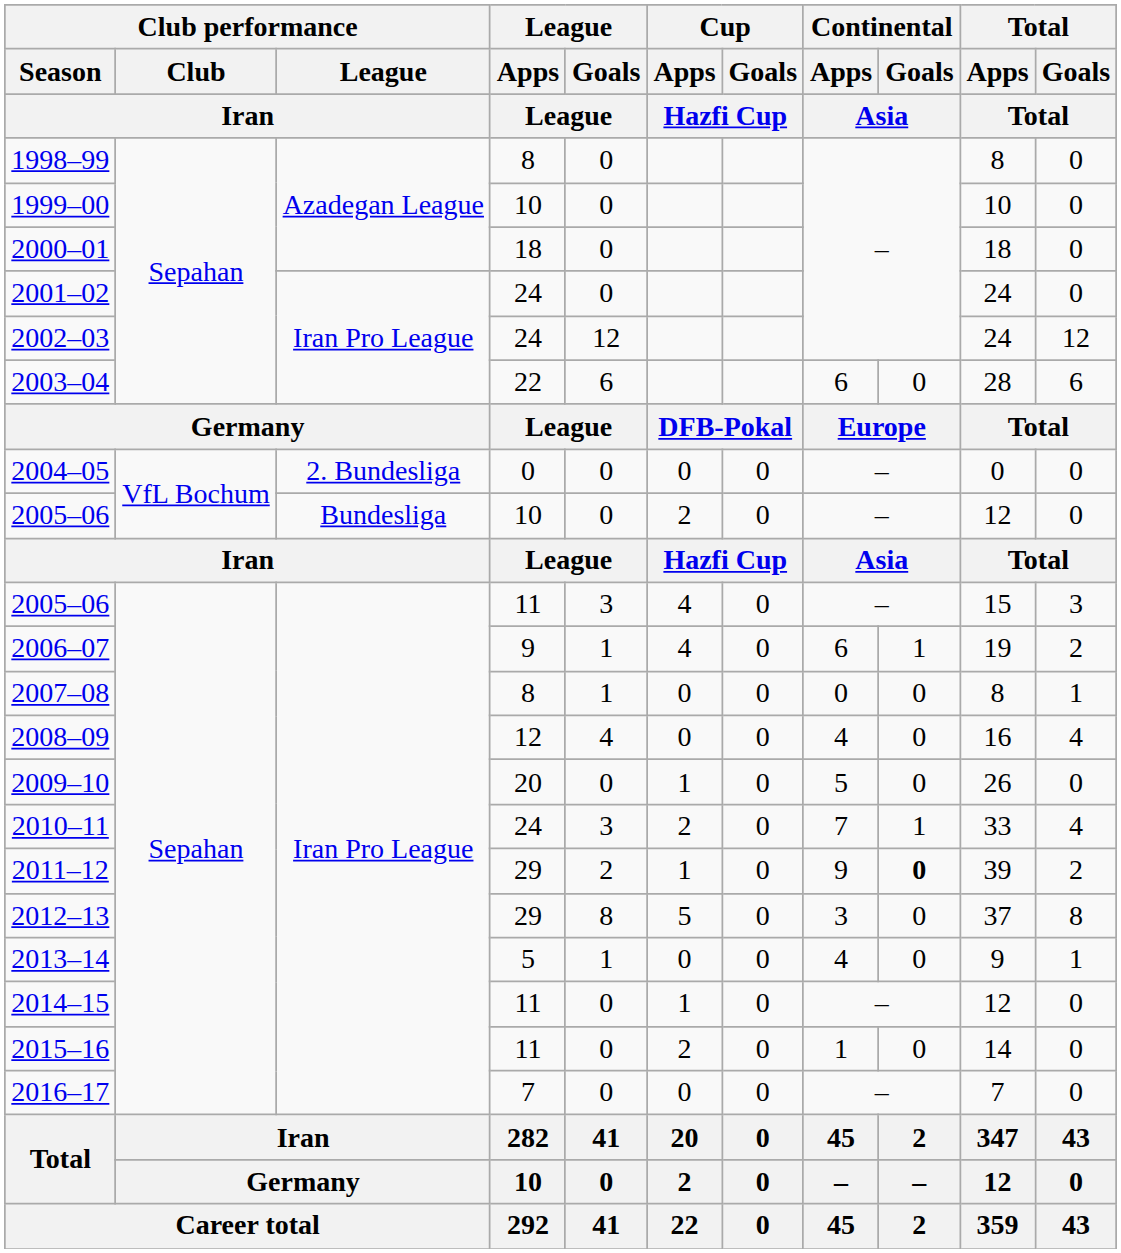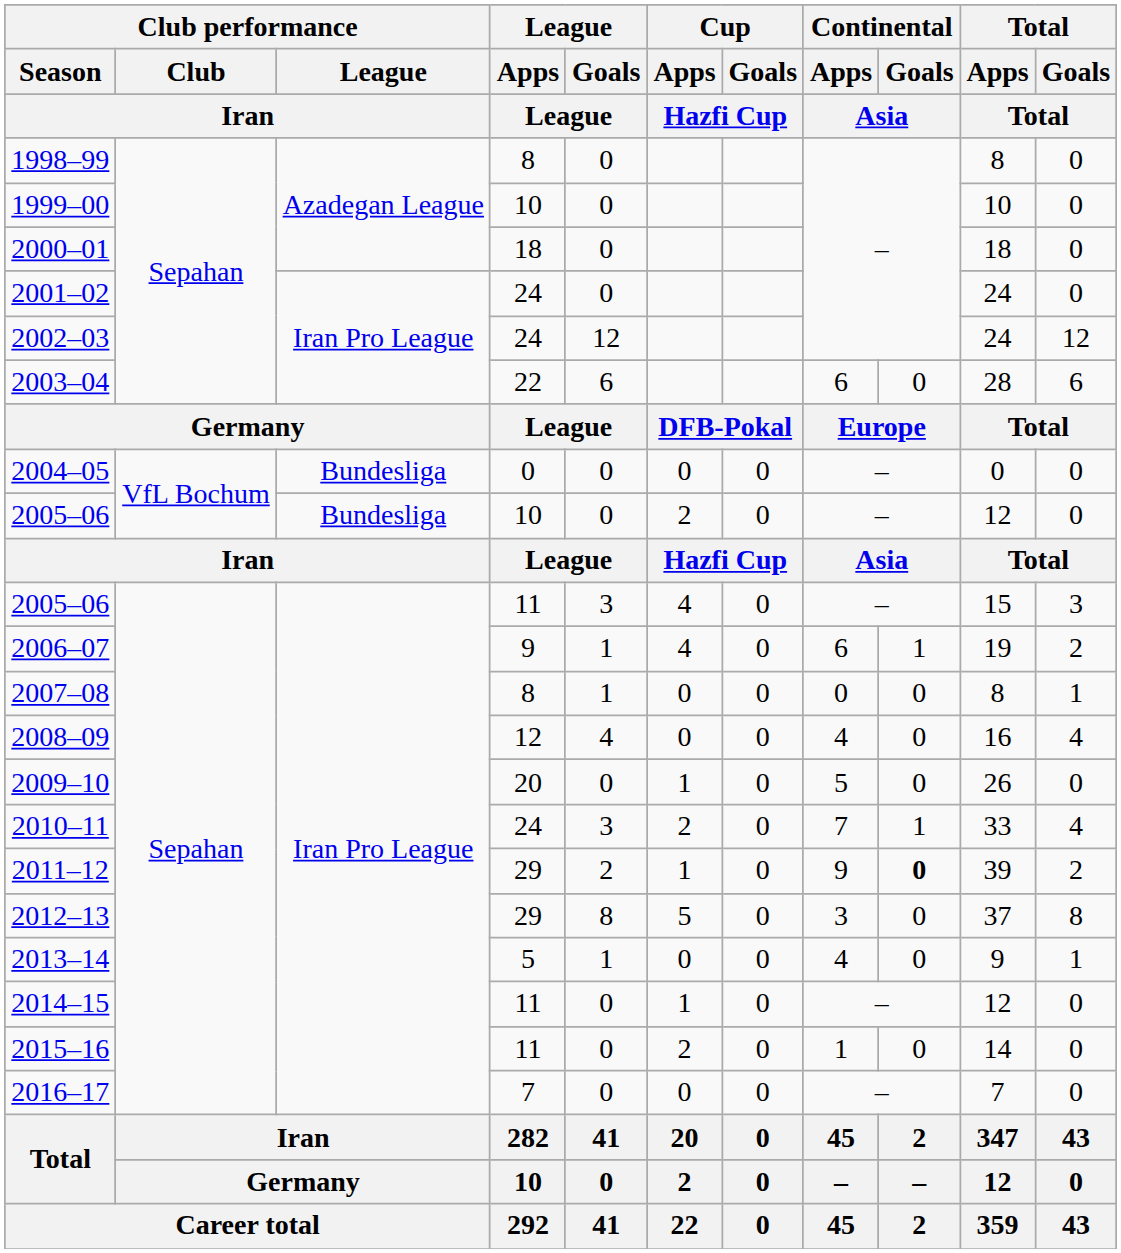(383, 470) 2. Bundesliga -> (383, 470) Bundesliga
